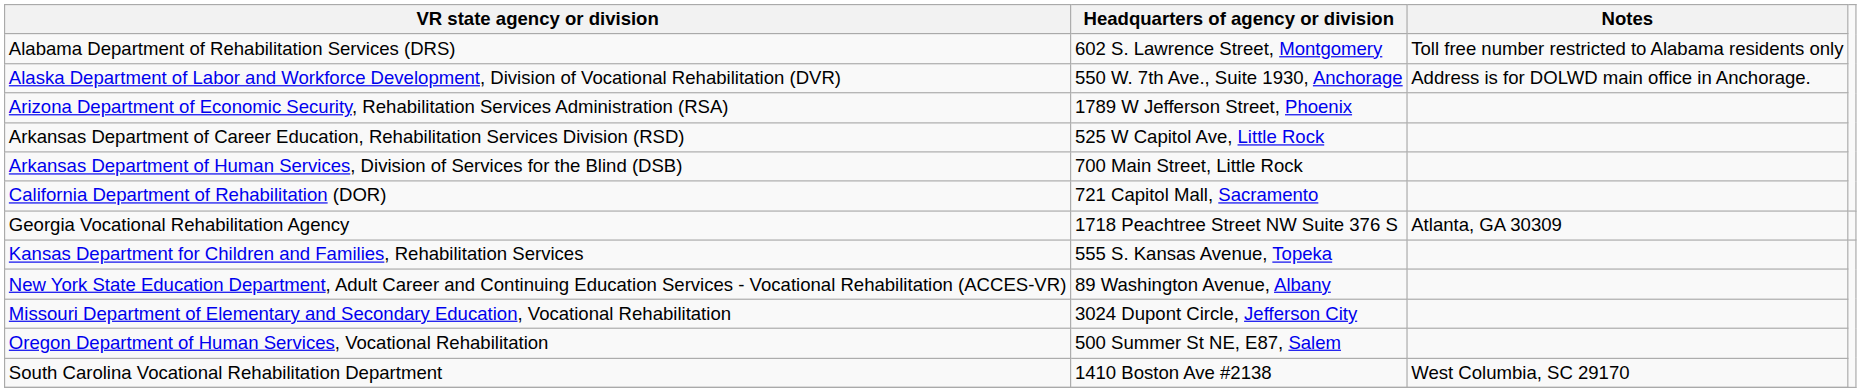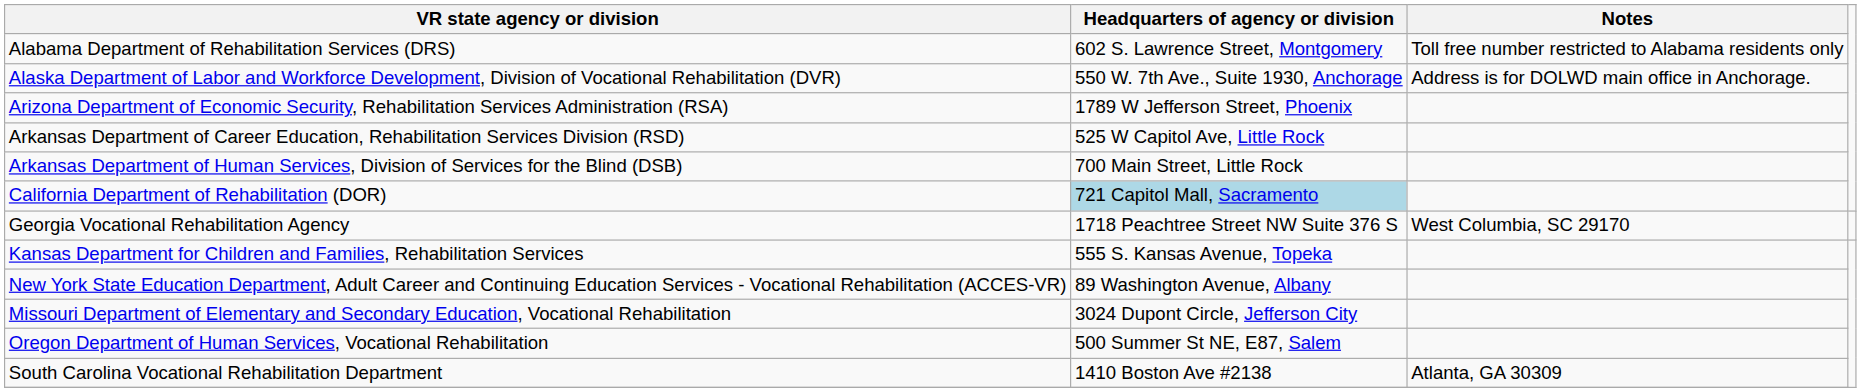(1197, 195) no background -> (1197, 195) lightblue background
(1487, 225) Atlanta, GA 30309 -> (1520, 225) West Columbia, SC 29170
(1520, 372) West Columbia, SC 29170 -> (1487, 372) Atlanta, GA 30309
